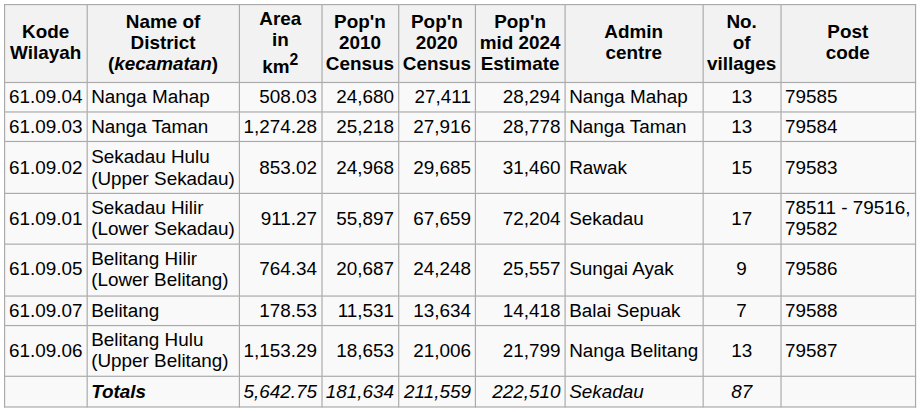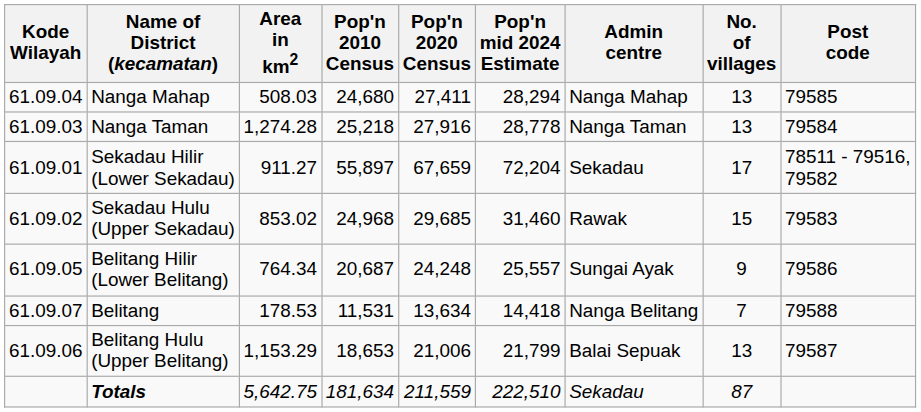rows swapped: (163, 167) <-> (163, 218)
(625, 310) Balai Sepuak -> (634, 310) Nanga Belitang
(634, 350) Nanga Belitang -> (625, 350) Balai Sepuak
